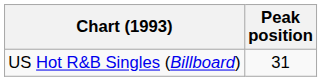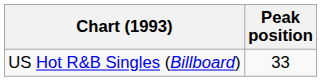(281, 62) 31 -> (281, 62) 33
